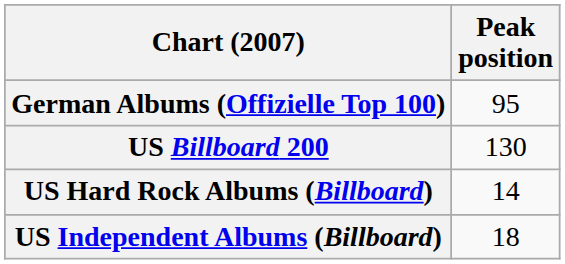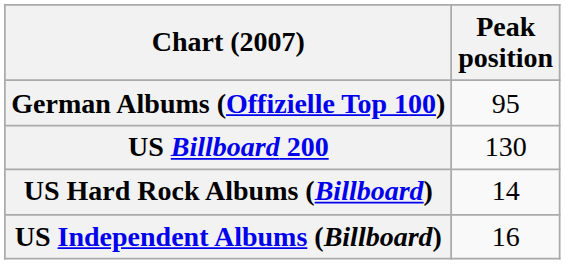(506, 235) 18 -> (506, 235) 16
